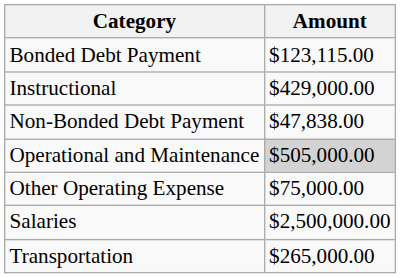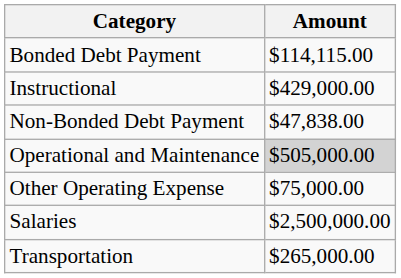(321, 54) $123,115.00 -> (321, 54) $114,115.00
